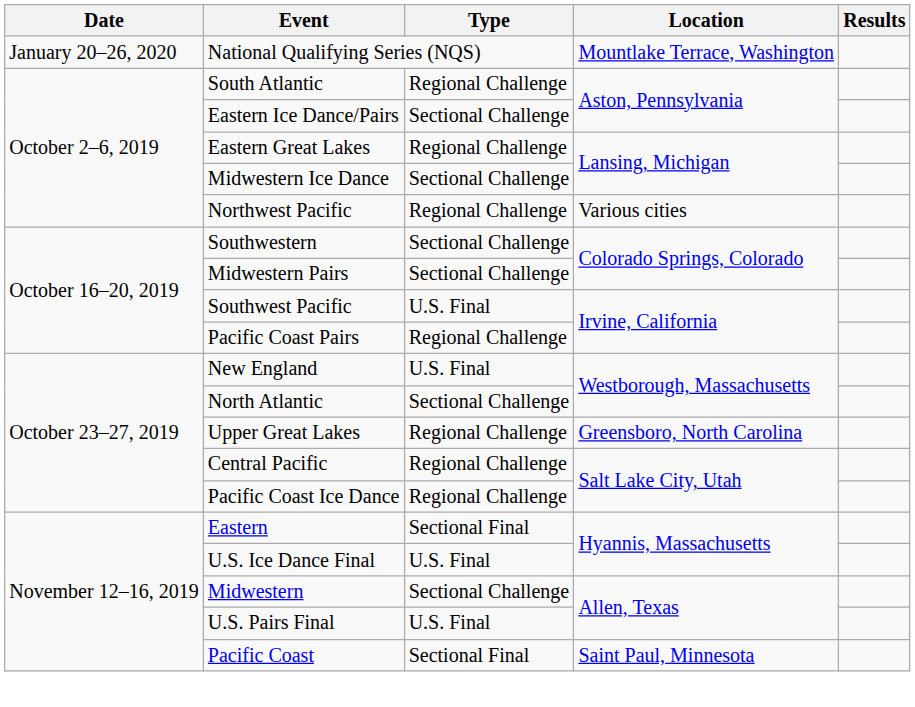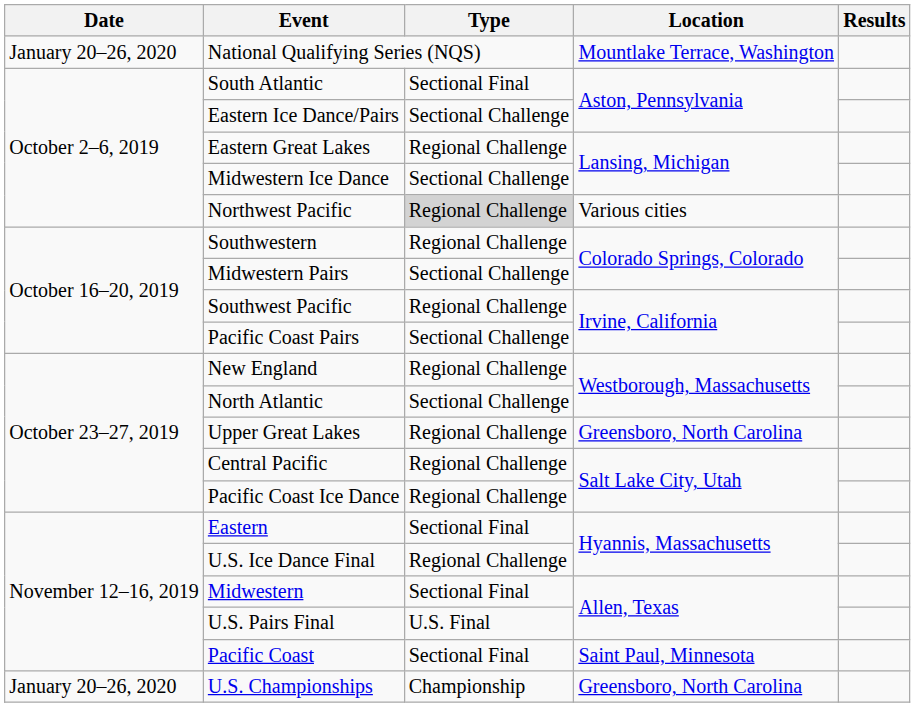(488, 83) Regional Challenge -> (469, 83) Sectional Final
(488, 210) no background -> (488, 210) lightgrey background
(489, 242) Sectional Challenge -> (488, 242) Regional Challenge
(450, 305) U.S. Final -> (488, 305) Regional Challenge
(488, 337) Regional Challenge -> (489, 337) Sectional Challenge
(450, 369) U.S. Final -> (488, 369) Regional Challenge
(450, 559) U.S. Final -> (488, 559) Regional Challenge
(489, 591) Sectional Challenge -> (469, 591) Sectional Final
+ row: (290, 686)
